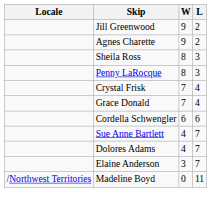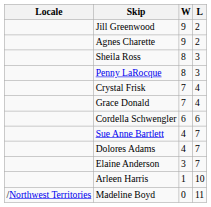+ row: (122, 179)
